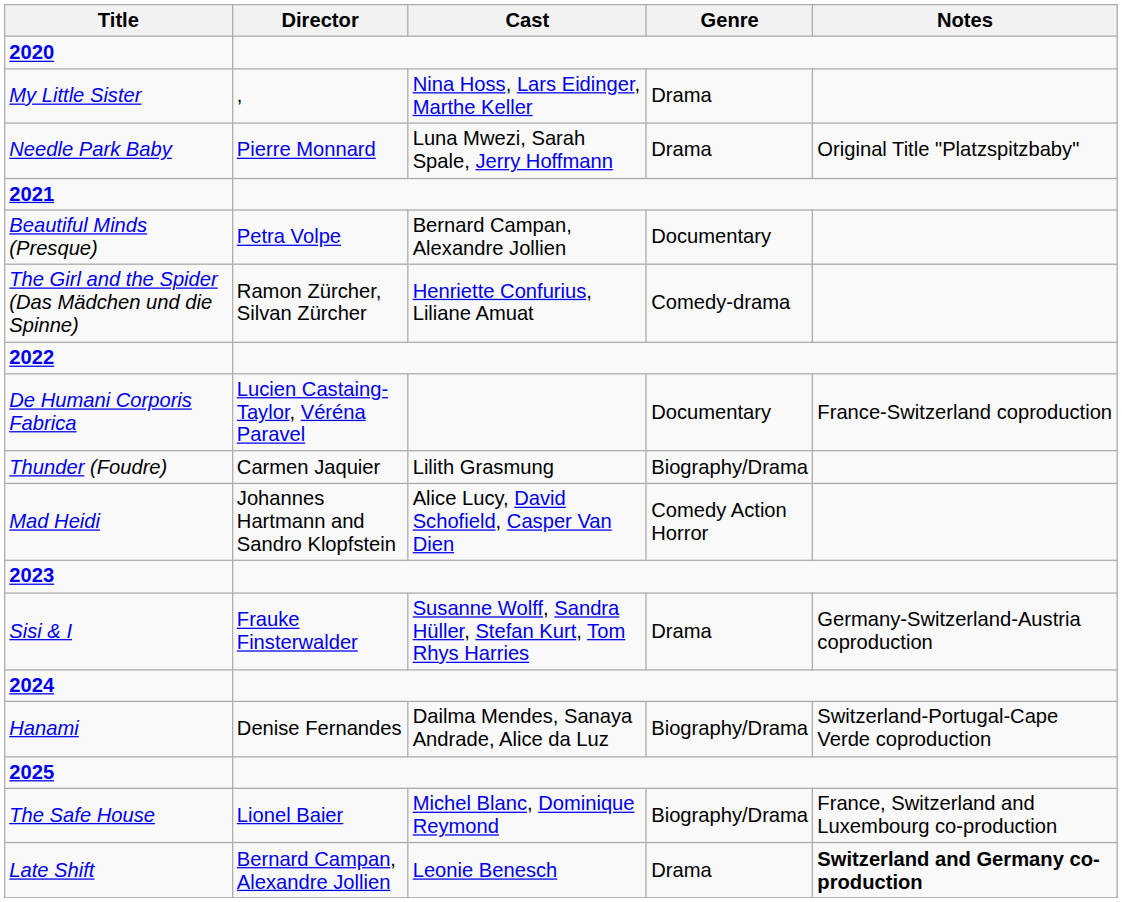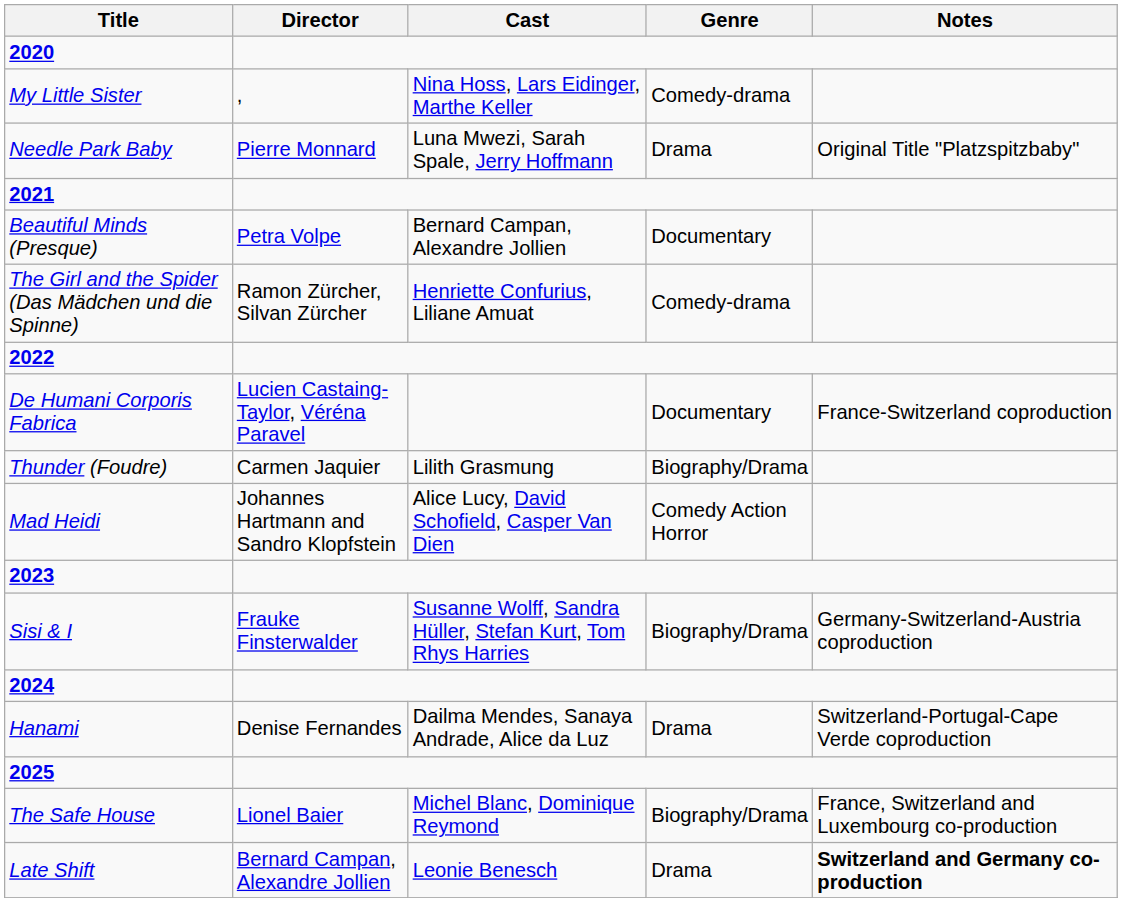(681, 95) Drama -> (721, 95) Comedy-drama
(681, 630) Drama -> (730, 630) Biography/Drama
(730, 728) Biography/Drama -> (681, 728) Drama
